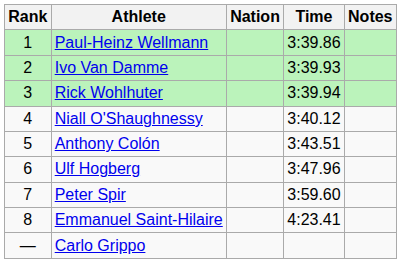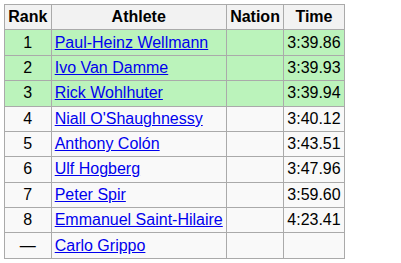- column: (370, 17)
